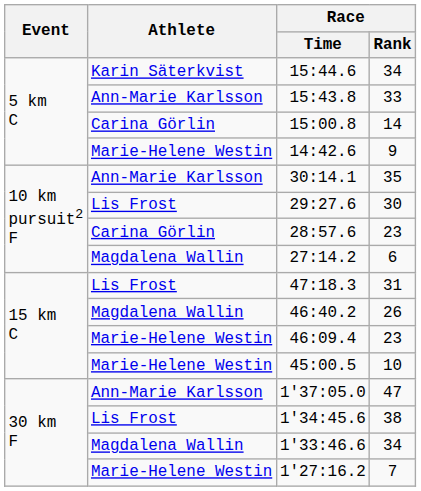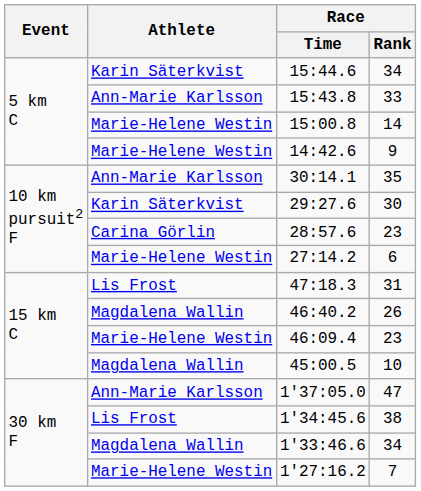(153, 125) Carina Görlin -> (182, 125) Marie-Helene Westin
(134, 205) Lis Frost -> (167, 205) Karin Säterkvist
(167, 258) Magdalena Wallin -> (182, 258) Marie-Helene Westin
(182, 365) Marie-Helene Westin -> (167, 365) Magdalena Wallin
